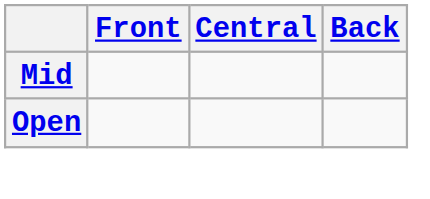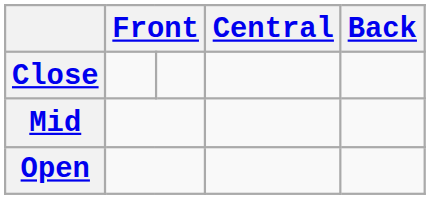+ row: (55, 76)
